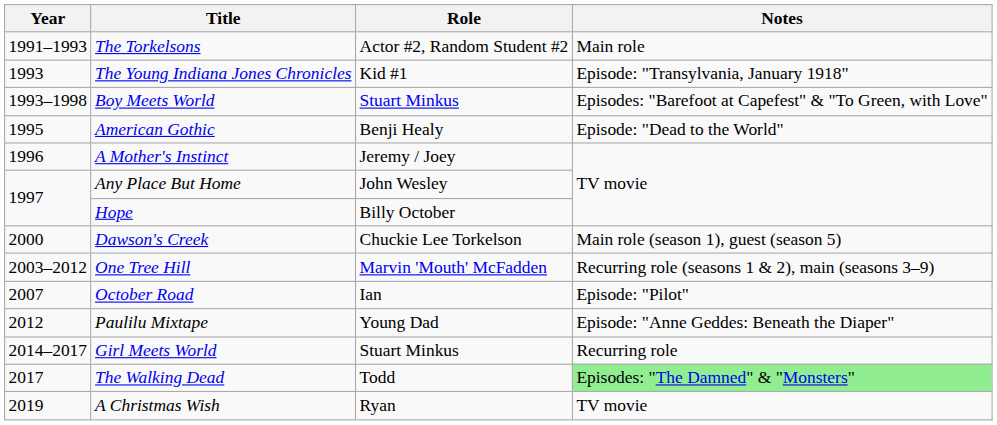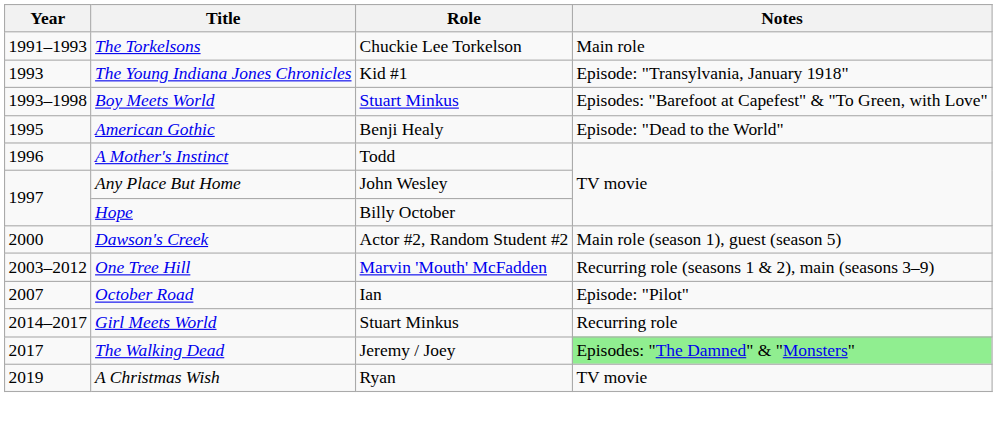(464, 45) Actor #2, Random Student #2 -> (441, 45) Chuckie Lee Torkelson
(408, 156) Jeremy / Joey -> (377, 156) Todd
(441, 239) Chuckie Lee Torkelson -> (464, 239) Actor #2, Random Student #2
- row: (152, 322)
(377, 377) Todd -> (408, 350) Jeremy / Joey
